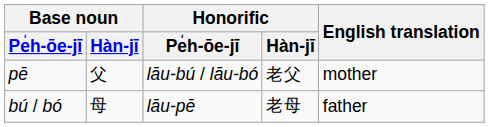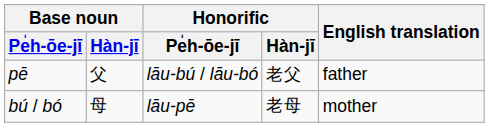(350, 75) mother -> (345, 75) father
(345, 106) father -> (350, 106) mother
